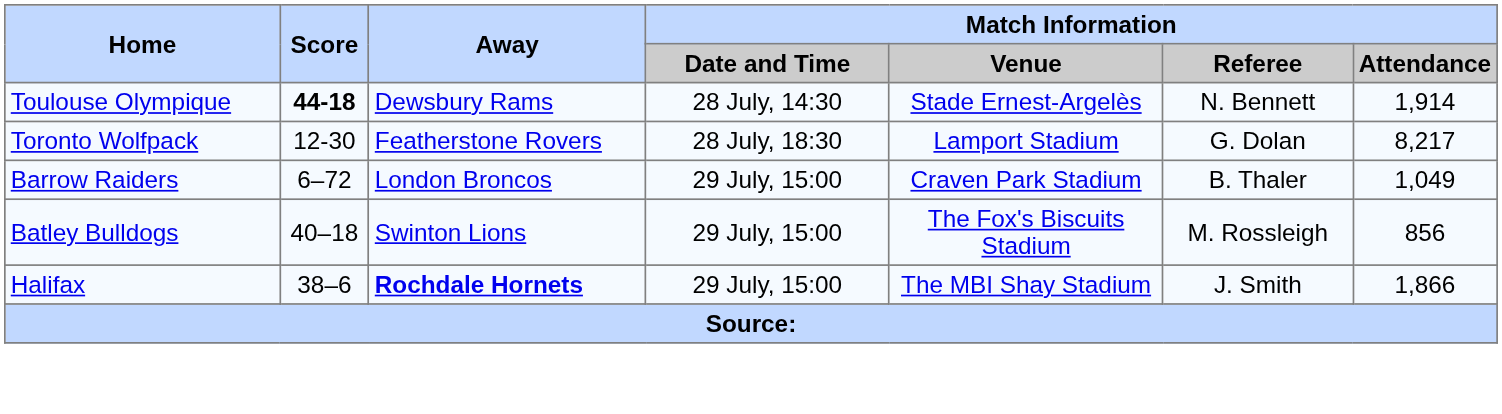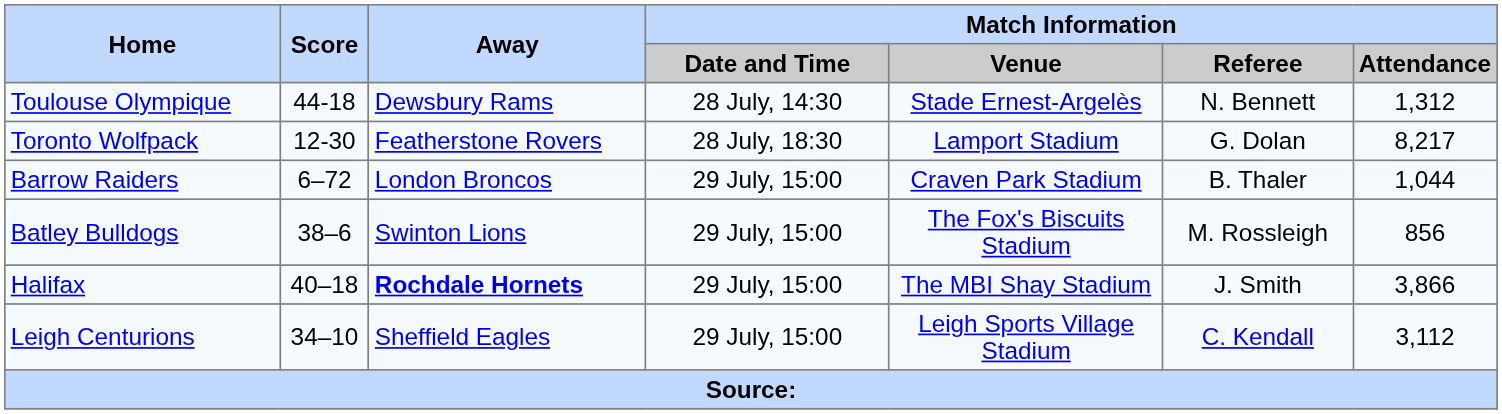(324, 102) bold -> (324, 102) normal
(1425, 102) 1,914 -> (1425, 102) 1,312
(1425, 180) 1,049 -> (1425, 180) 1,044
(324, 232) 40–18 -> (324, 232) 38–6
(324, 285) 38–6 -> (324, 285) 40–18
(1425, 285) 1,866 -> (1425, 285) 3,866
+ row: (103, 337)
